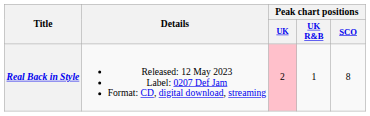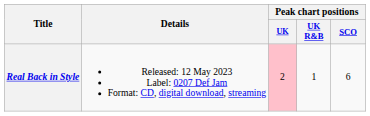(348, 77) 8 -> (348, 77) 6
